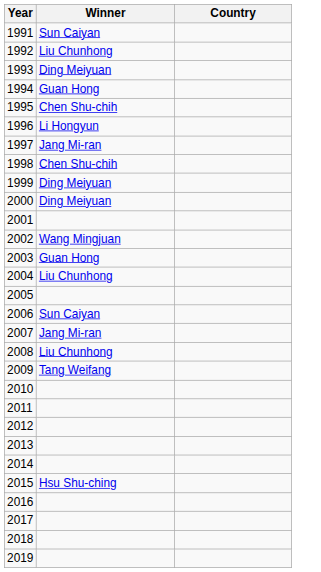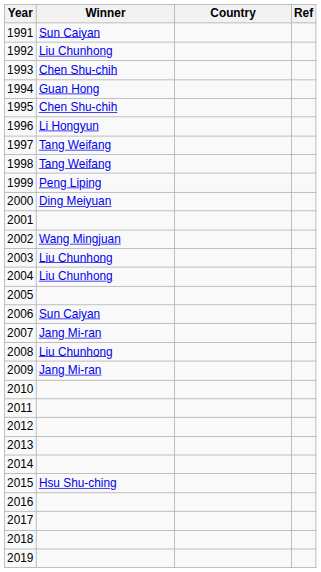+ column: (304, 13)
(75, 70) Ding Meiyuan -> (78, 70) Chen Shu-chih
(70, 145) Jang Mi-ran -> (75, 145) Tang Weifang
(78, 164) Chen Shu-chih -> (75, 164) Tang Weifang
(75, 182) Ding Meiyuan -> (70, 182) Peng Liping
(69, 257) Guan Hong -> (76, 257) Liu Chunhong
(75, 370) Tang Weifang -> (70, 370) Jang Mi-ran
